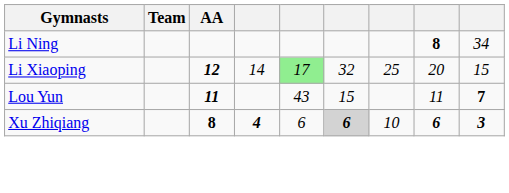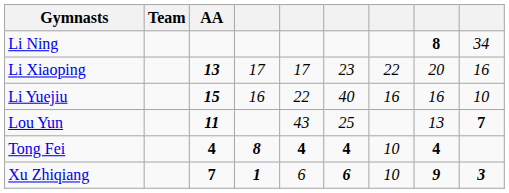(212, 70) 12 -> (212, 70) 13
(257, 70) 14 -> (257, 70) 17
(302, 70) lightgreen background -> (302, 70) no background
(346, 70) 32 -> (346, 70) 23
(391, 70) 25 -> (391, 70) 22
(481, 70) 15 -> (481, 70) 16
+ row: (38, 96)
(346, 96) 15 -> (346, 123) 25
(436, 96) 11 -> (436, 123) 13
+ row: (37, 149)
(212, 123) 8 -> (212, 175) 7
(257, 123) 4 -> (257, 175) 1
(346, 123) lightgrey background -> (346, 175) no background
(436, 123) 6 -> (436, 175) 9
